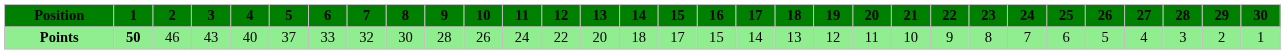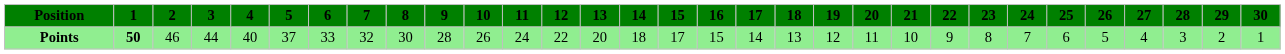(211, 38) 43 -> (211, 38) 44
